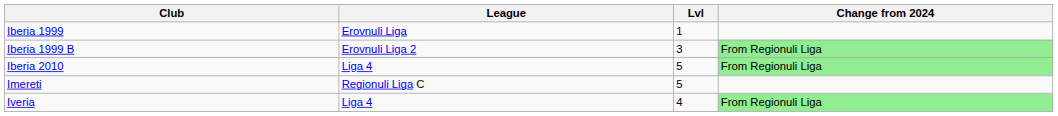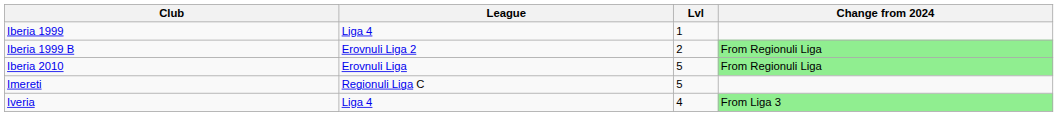(374, 31) Erovnuli Liga -> (357, 31) Liga 4
(679, 48) 3 -> (679, 48) 2
(357, 66) Liga 4 -> (374, 66) Erovnuli Liga
(771, 102) From Regionuli Liga -> (751, 102) From Liga 3
